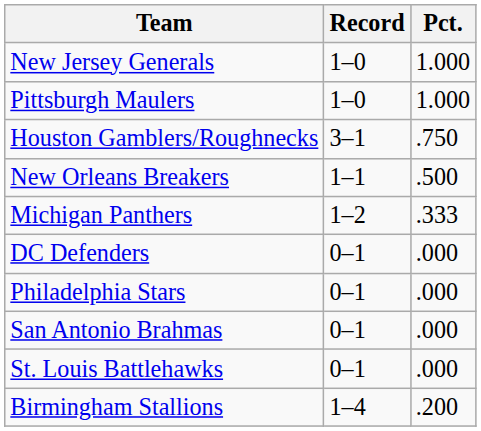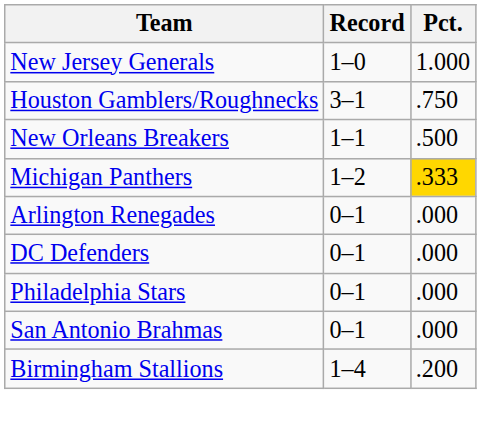- row: (102, 100)
(437, 215) no background -> (437, 176) gold background
+ row: (113, 215)
- row: (117, 368)
